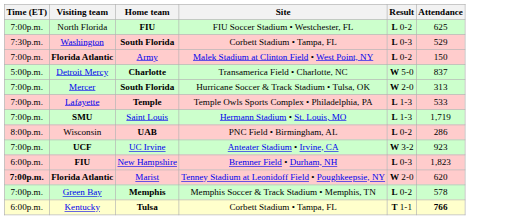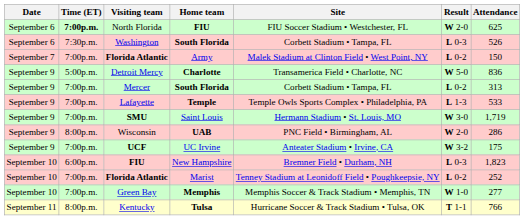+ column: (32, 12)
(27, 27) normal -> (81, 27) bold
(402, 27) L 0-2 -> (456, 27) W 2-0
(441, 42) 529 -> (495, 42) 526
(441, 72) 837 -> (495, 72) 836
(283, 87) Hurricane Soccer & Track Stadium • Tulsa, OK -> (338, 87) Corbett Stadium • Tampa, FL
(402, 87) W 2-0 -> (456, 87) L 0-2
(402, 117) L 1-3 -> (456, 117) W 3-0
(402, 132) L 0-2 -> (456, 132) W 2-0
(441, 147) 923 -> (495, 147) 175
(27, 177) bold -> (81, 177) normal
(402, 177) W 2-0 -> (456, 177) L 0-2
(441, 177) 620 -> (495, 177) 252
(402, 192) L 0-2 -> (456, 192) W 1-0
(441, 192) 578 -> (495, 192) 277
(27, 207) 6:00p.m. -> (81, 207) 8:00p.m.
(283, 207) Corbett Stadium • Tampa, FL -> (338, 207) Hurricane Soccer & Track Stadium • Tulsa, OK
(441, 207) bold -> (495, 207) normal
